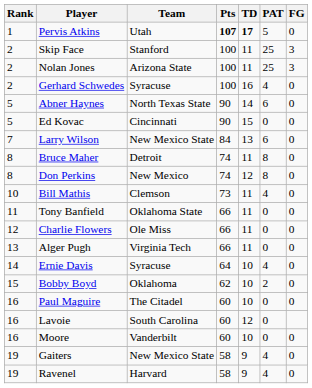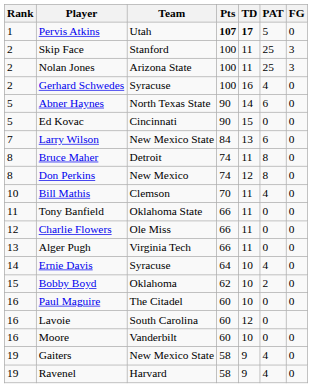(225, 193) 73 -> (225, 193) 70
